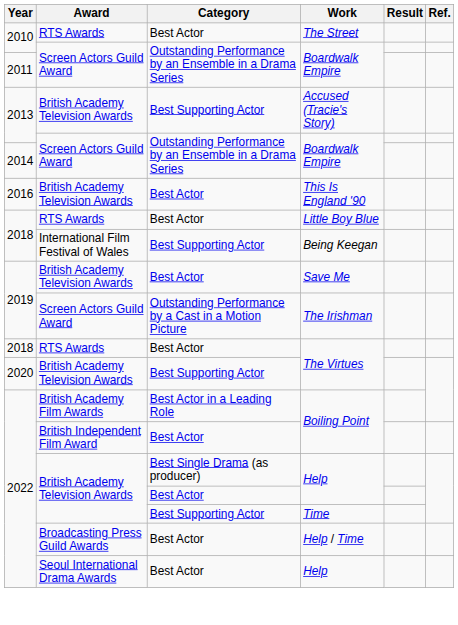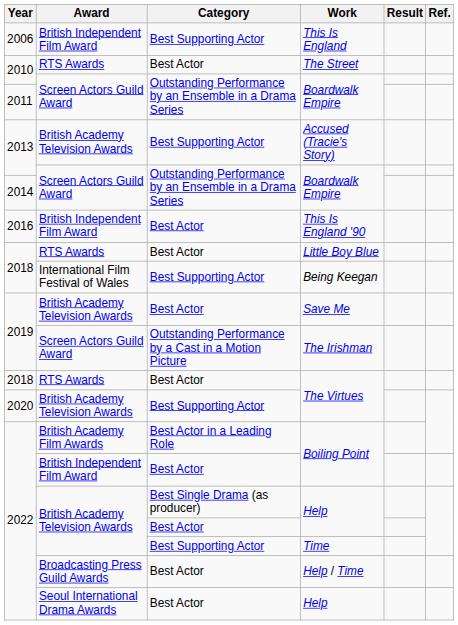+ row: (20, 39)
(86, 194) British Academy Television Awards -> (90, 226) British Independent Film Award
